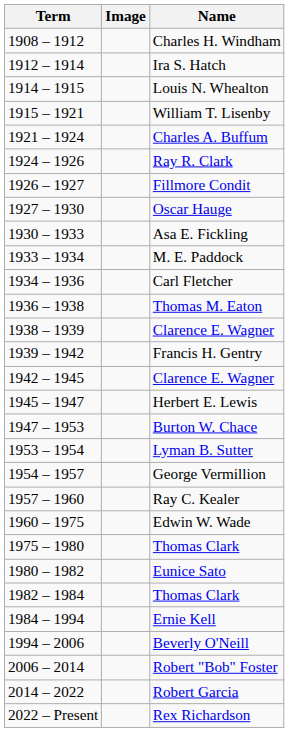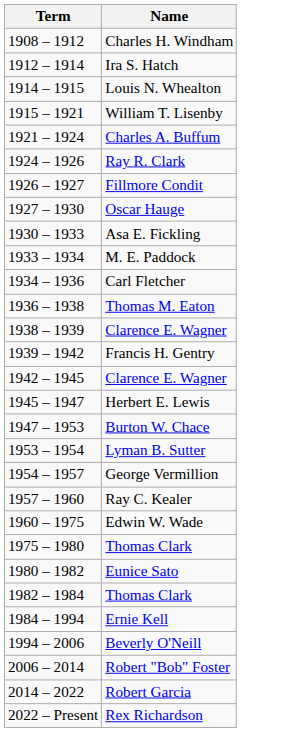- column: (126, 16)
